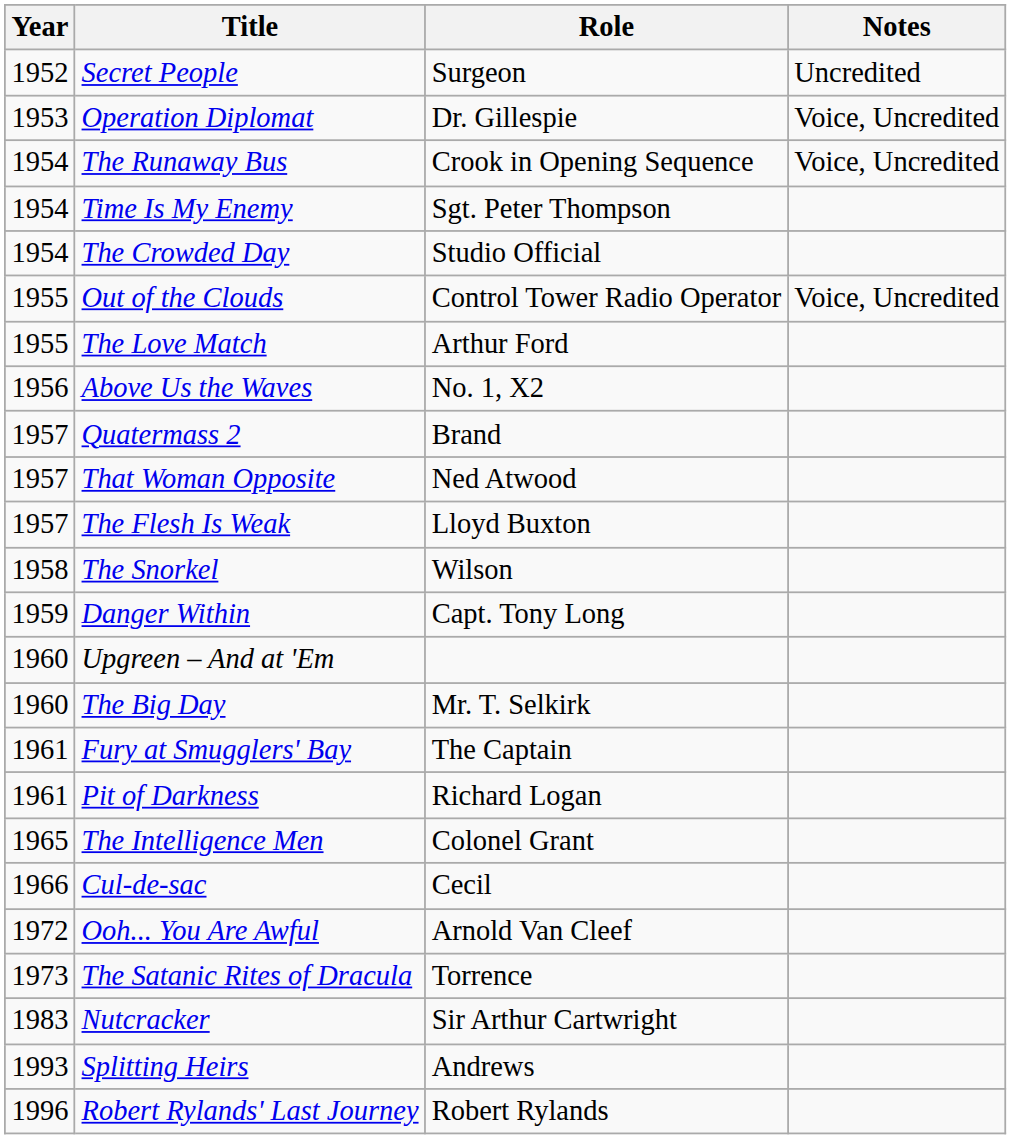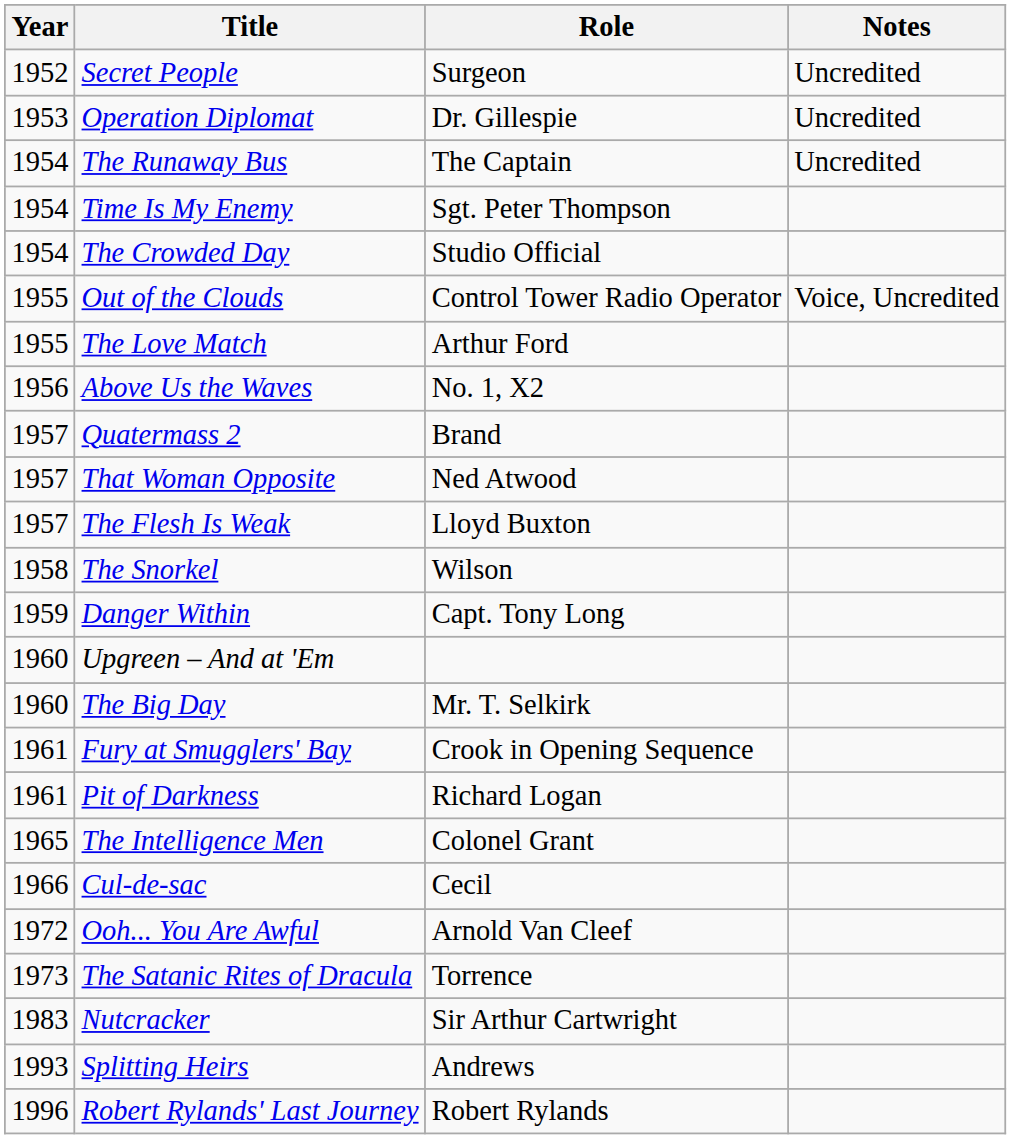(897, 117) Voice, Uncredited -> (858, 117) Uncredited
(593, 162) Crook in Opening Sequence -> (502, 162) The Captain
(897, 162) Voice, Uncredited -> (858, 162) Uncredited
(502, 749) The Captain -> (593, 749) Crook in Opening Sequence
